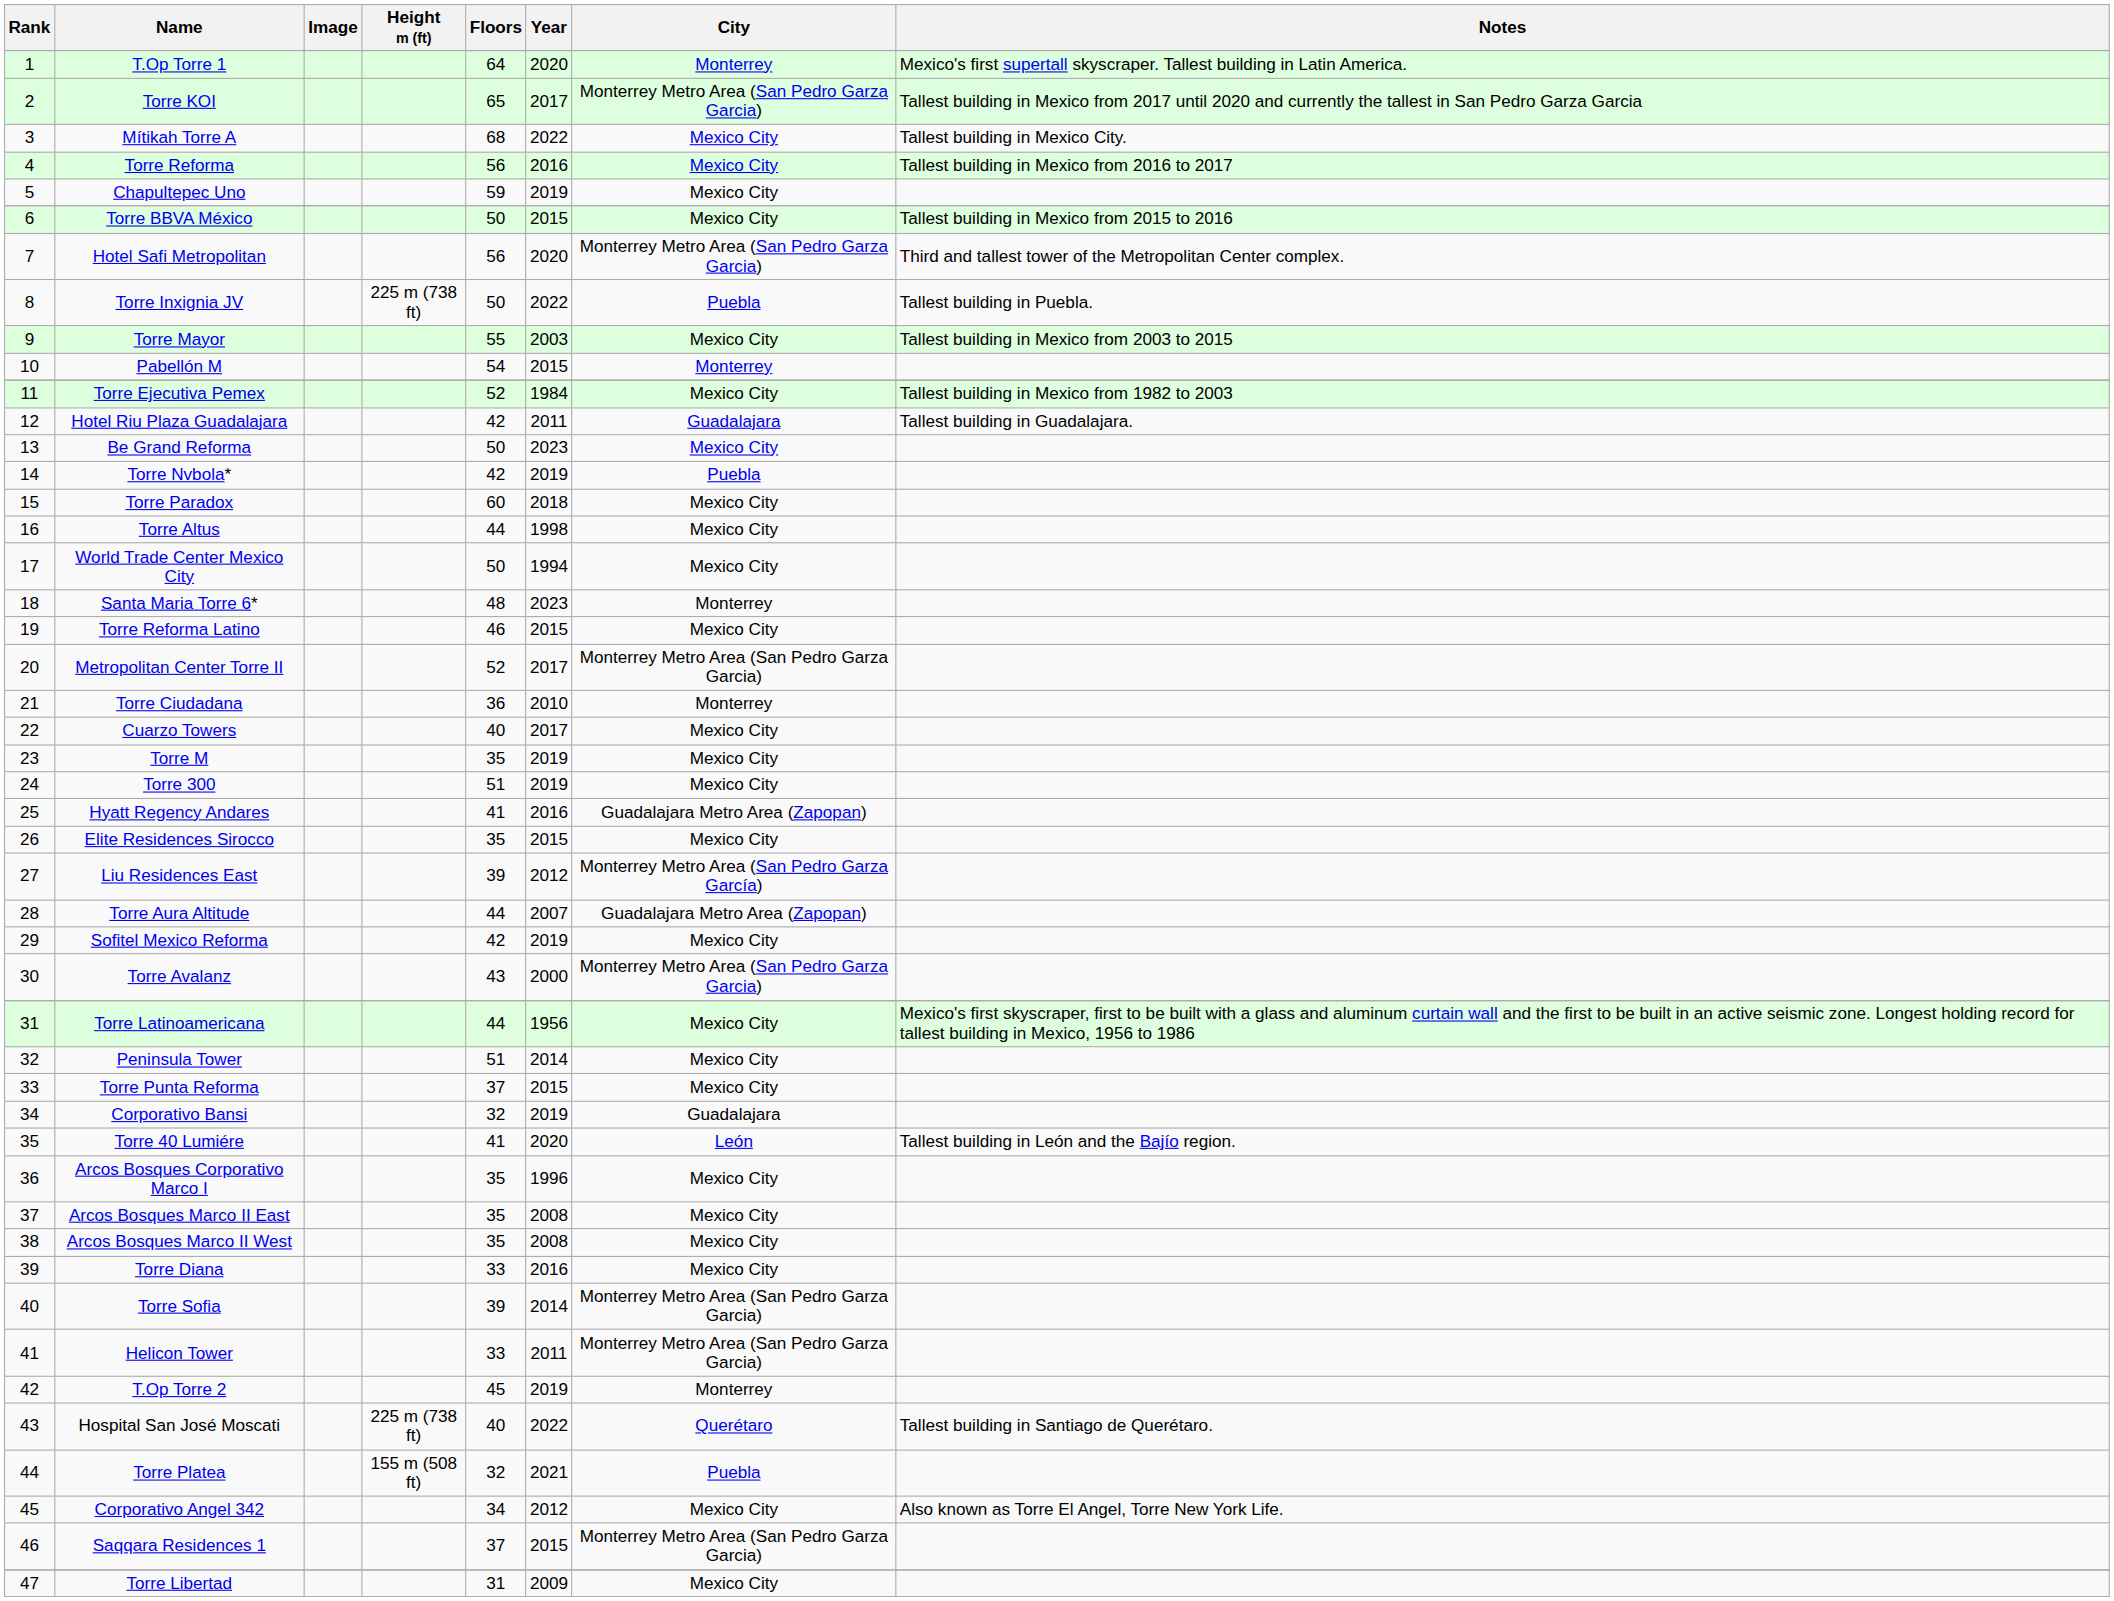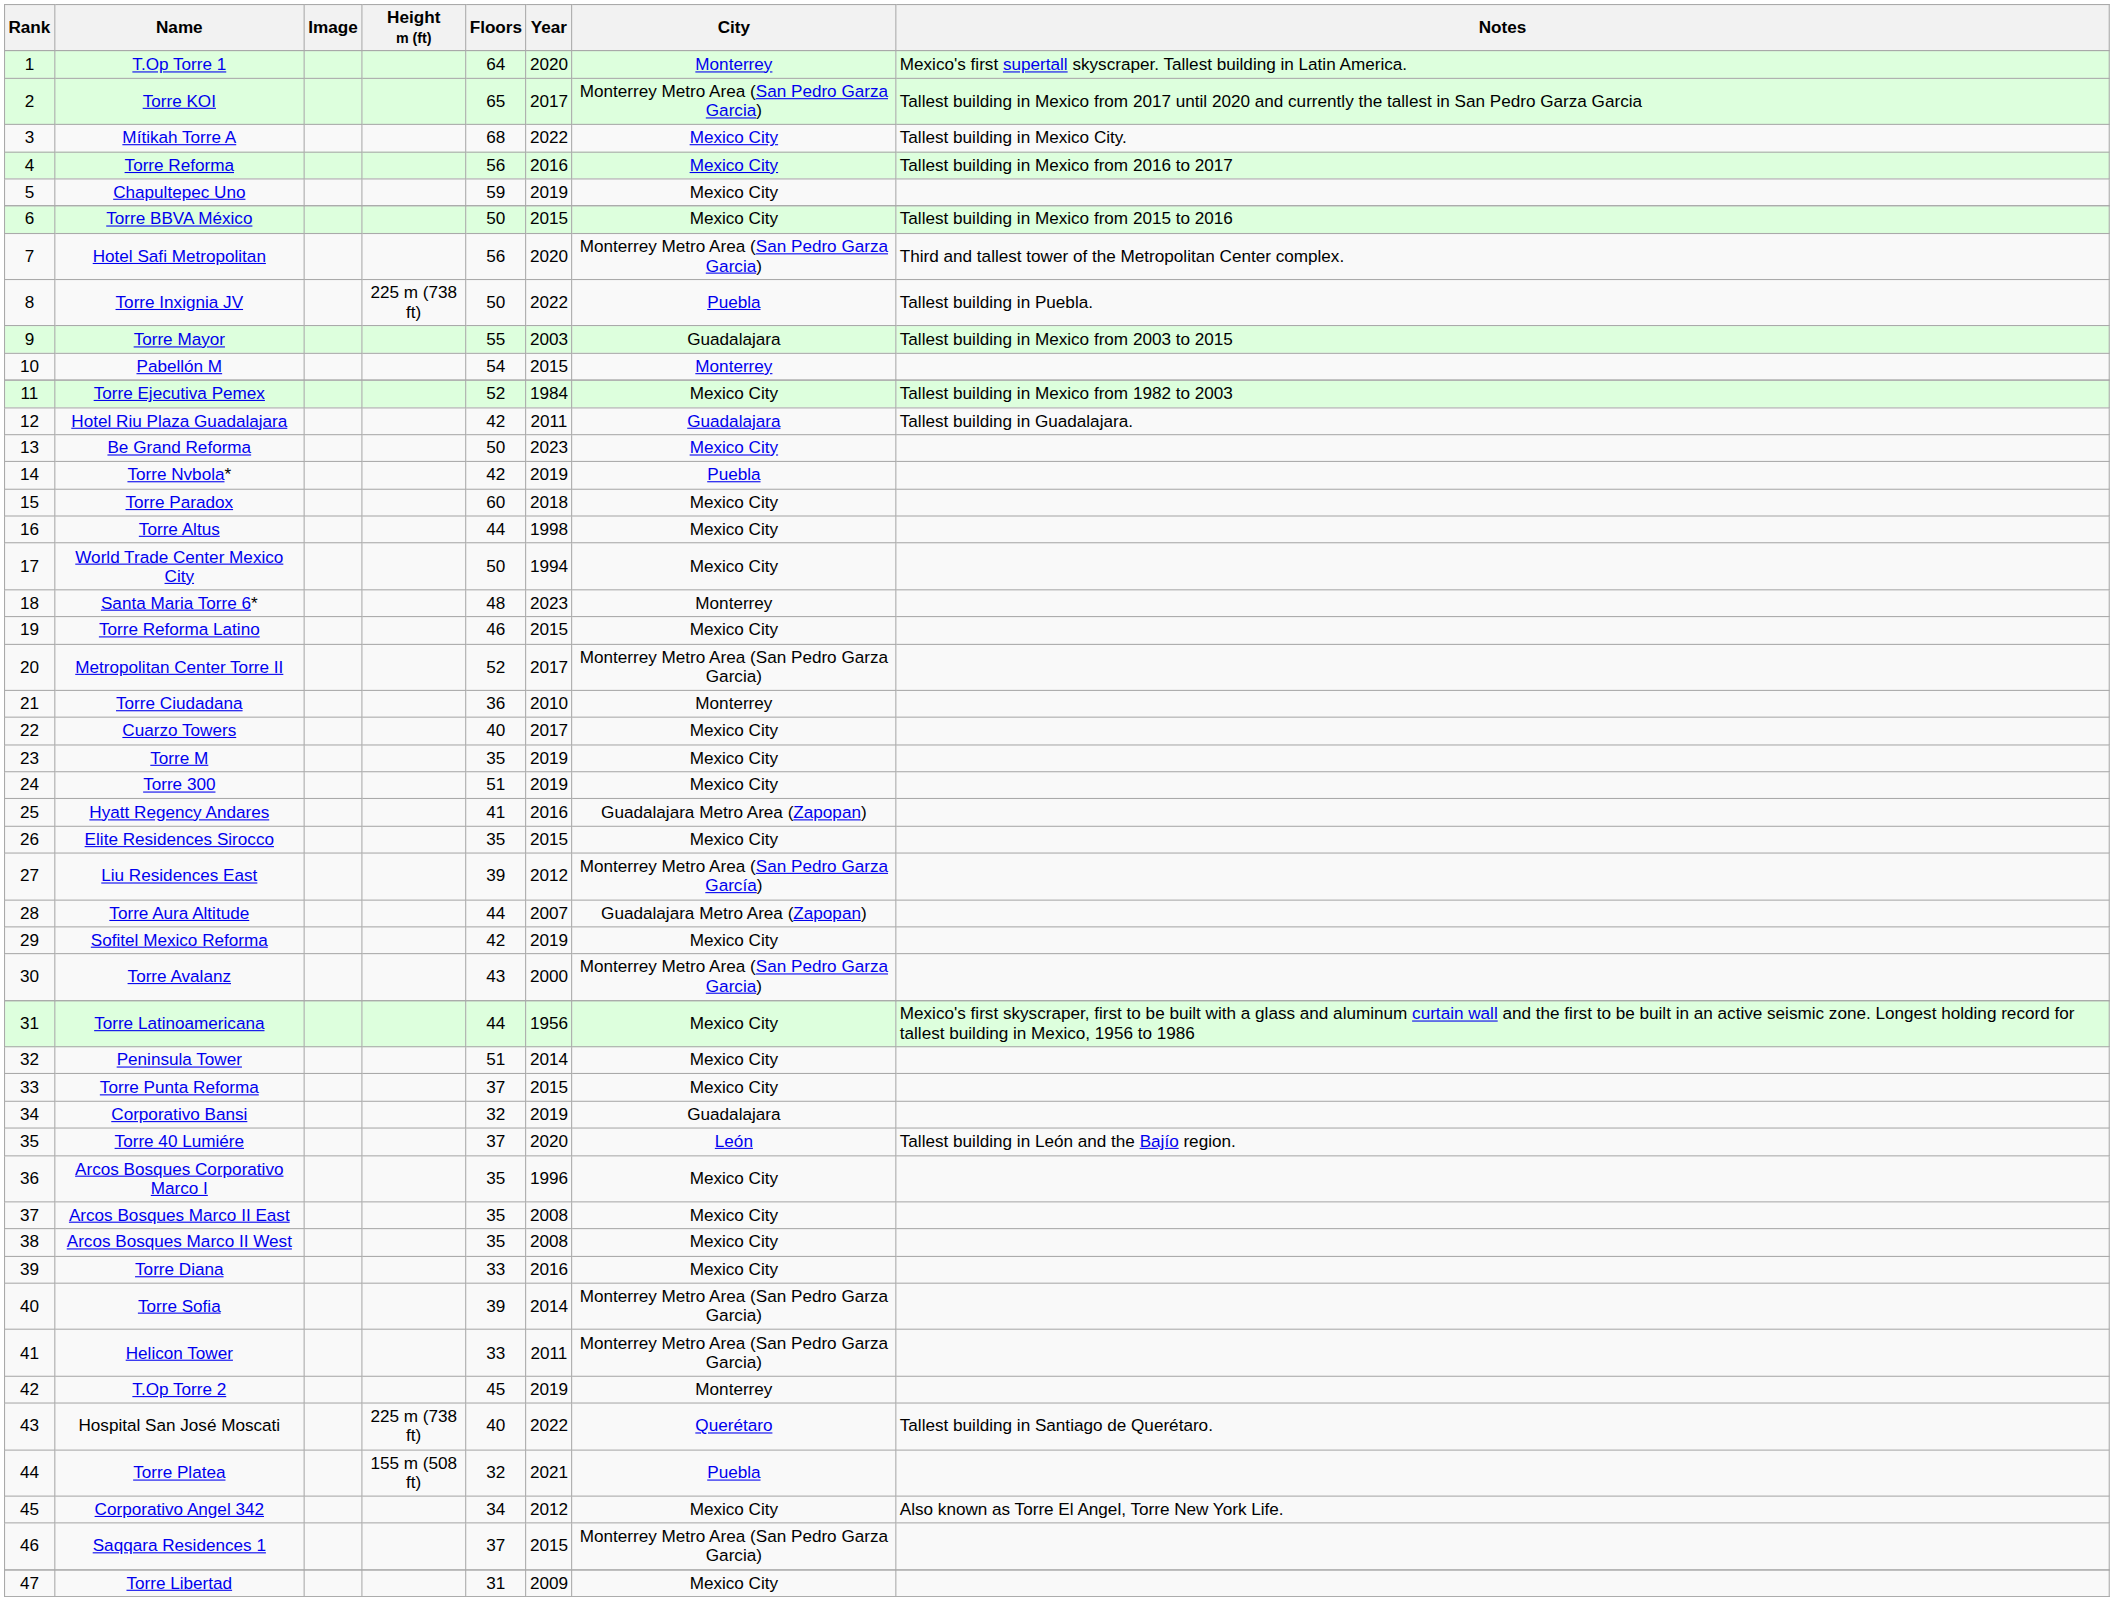(734, 339) Mexico City -> (734, 339) Guadalajara
(496, 1141) 41 -> (496, 1141) 37
